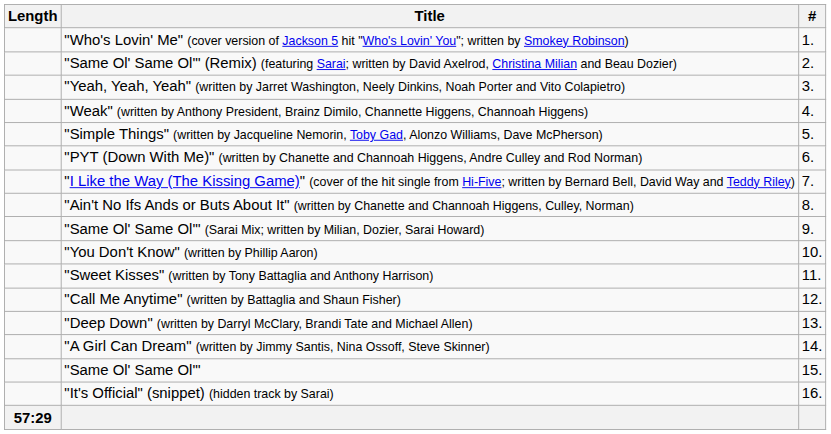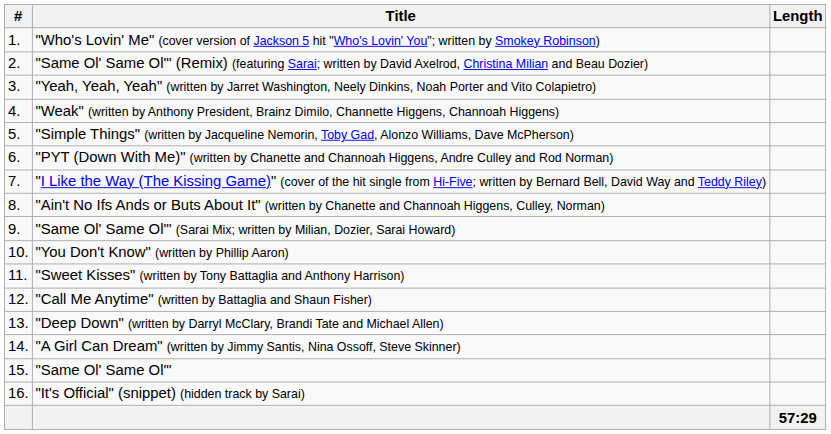columns swapped: (812, 16) <-> (33, 16)
